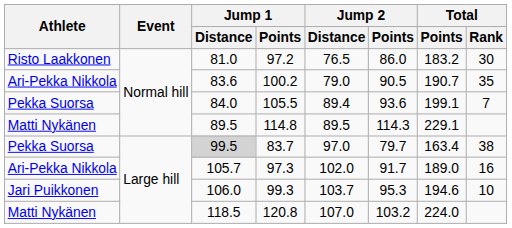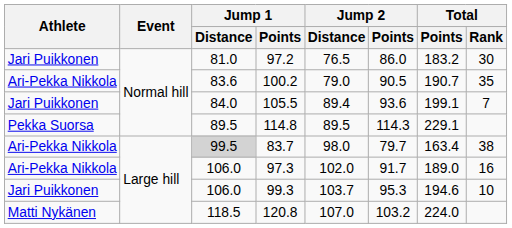(59, 59) Risto Laakkonen -> (53, 59) Jari Puikkonen
(51, 103) Pekka Suorsa -> (53, 103) Jari Puikkonen
(52, 125) Matti Nykänen -> (51, 125) Pekka Suorsa
(51, 147) Pekka Suorsa -> (62, 147) Ari-Pekka Nikkola
(337, 147) 97.0 -> (337, 147) 98.0
(224, 169) 105.7 -> (224, 169) 106.0
